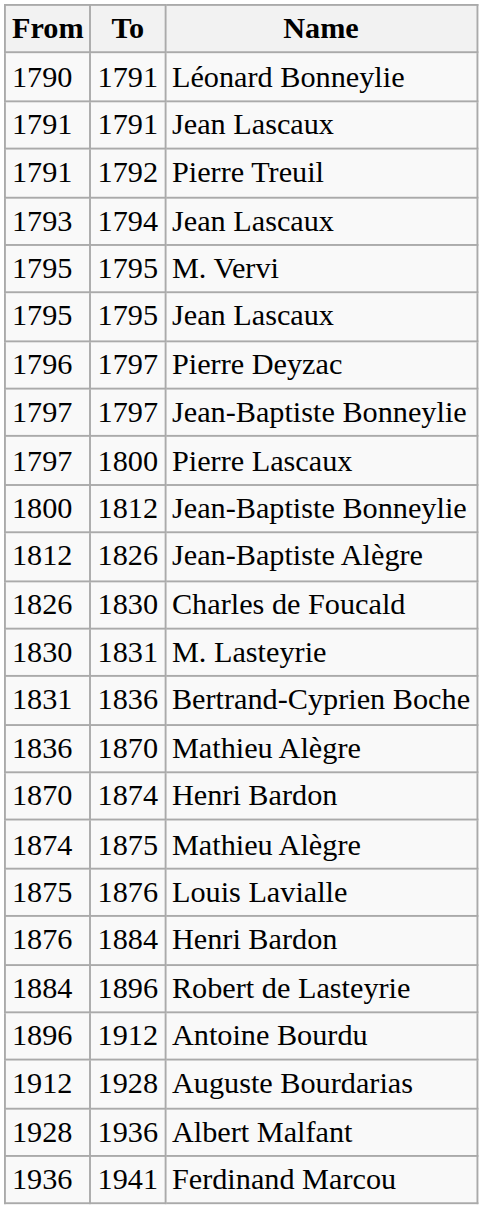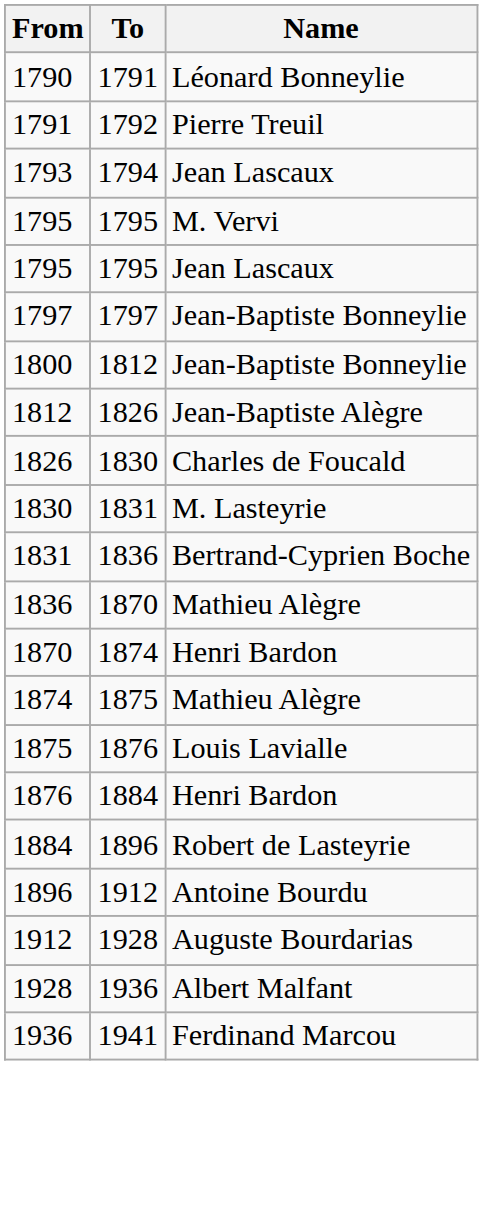- row: (42, 124)
- row: (42, 364)
- row: (42, 460)
